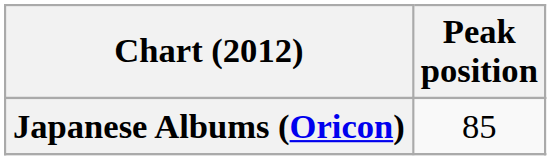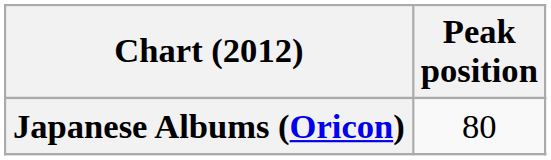(479, 125) 85 -> (479, 125) 80
